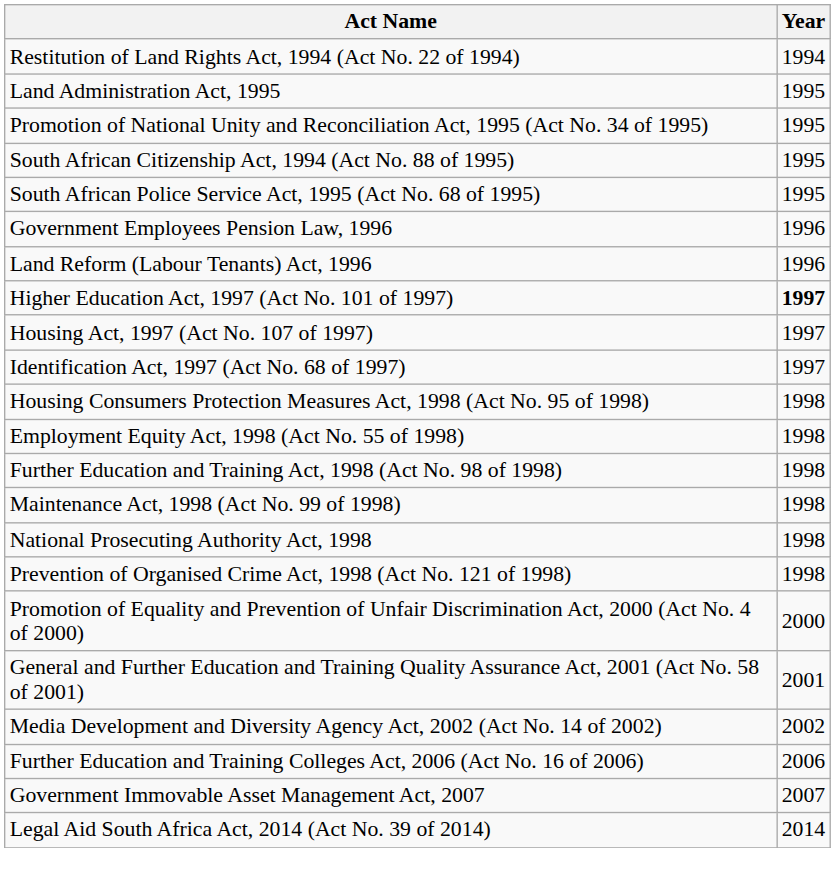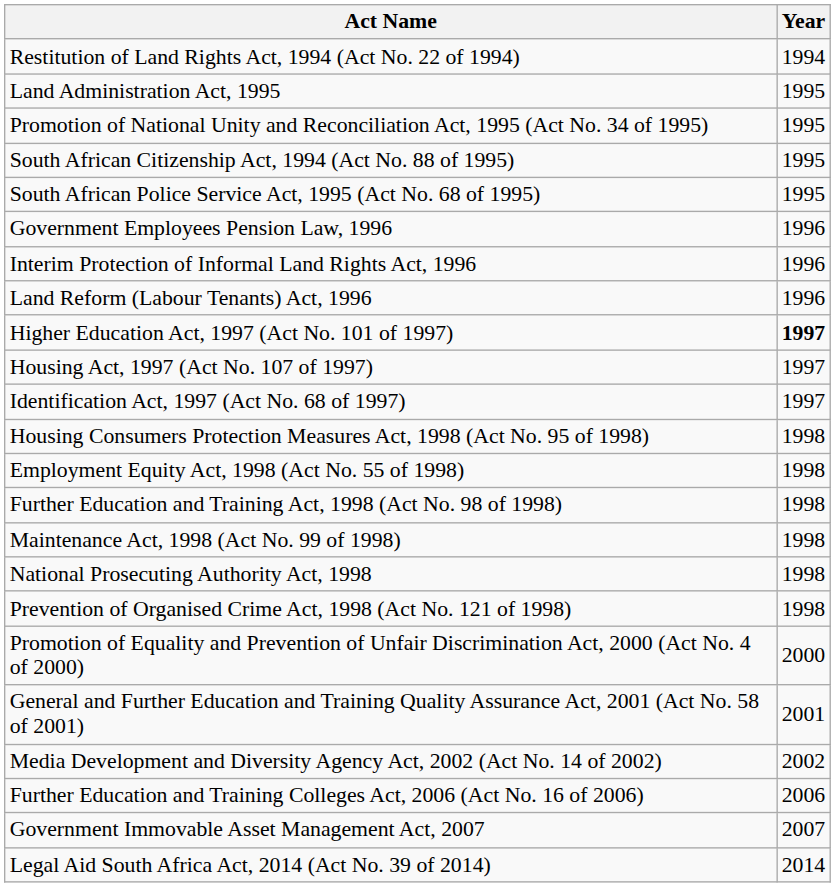+ row: (243, 263)
